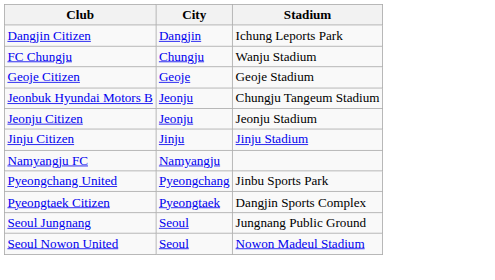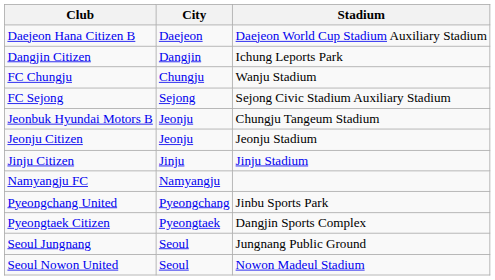+ row: (71, 35)
+ row: (35, 98)
- row: (44, 77)
